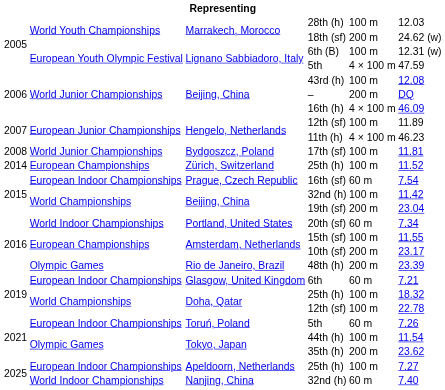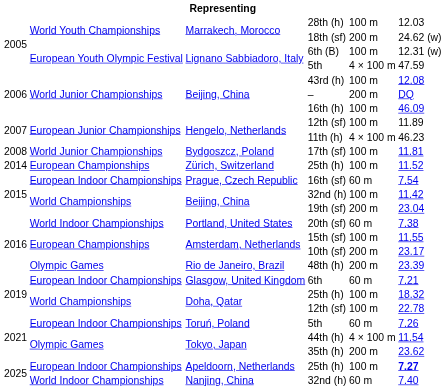(372, 109) 4 × 100 m -> (364, 109) 100 m
(408, 223) 7.34 -> (408, 223) 7.38
(364, 337) 100 m -> (372, 337) 4 × 100 m
(408, 366) normal -> (408, 366) bold
